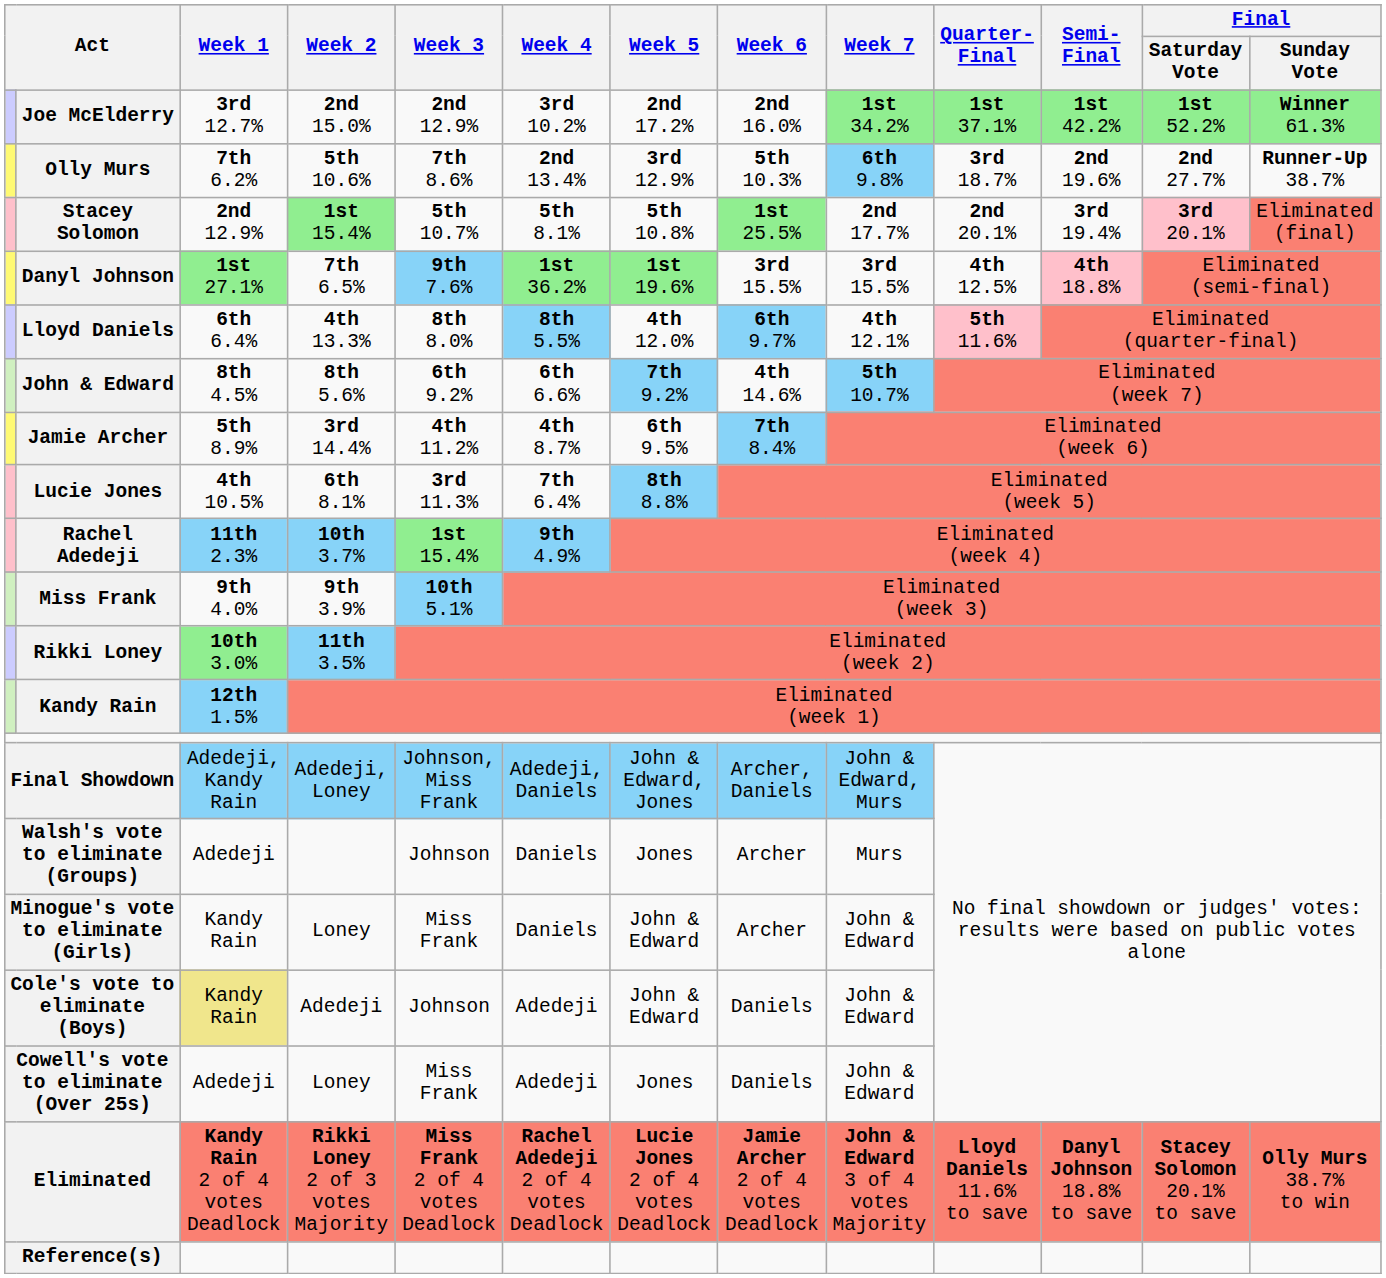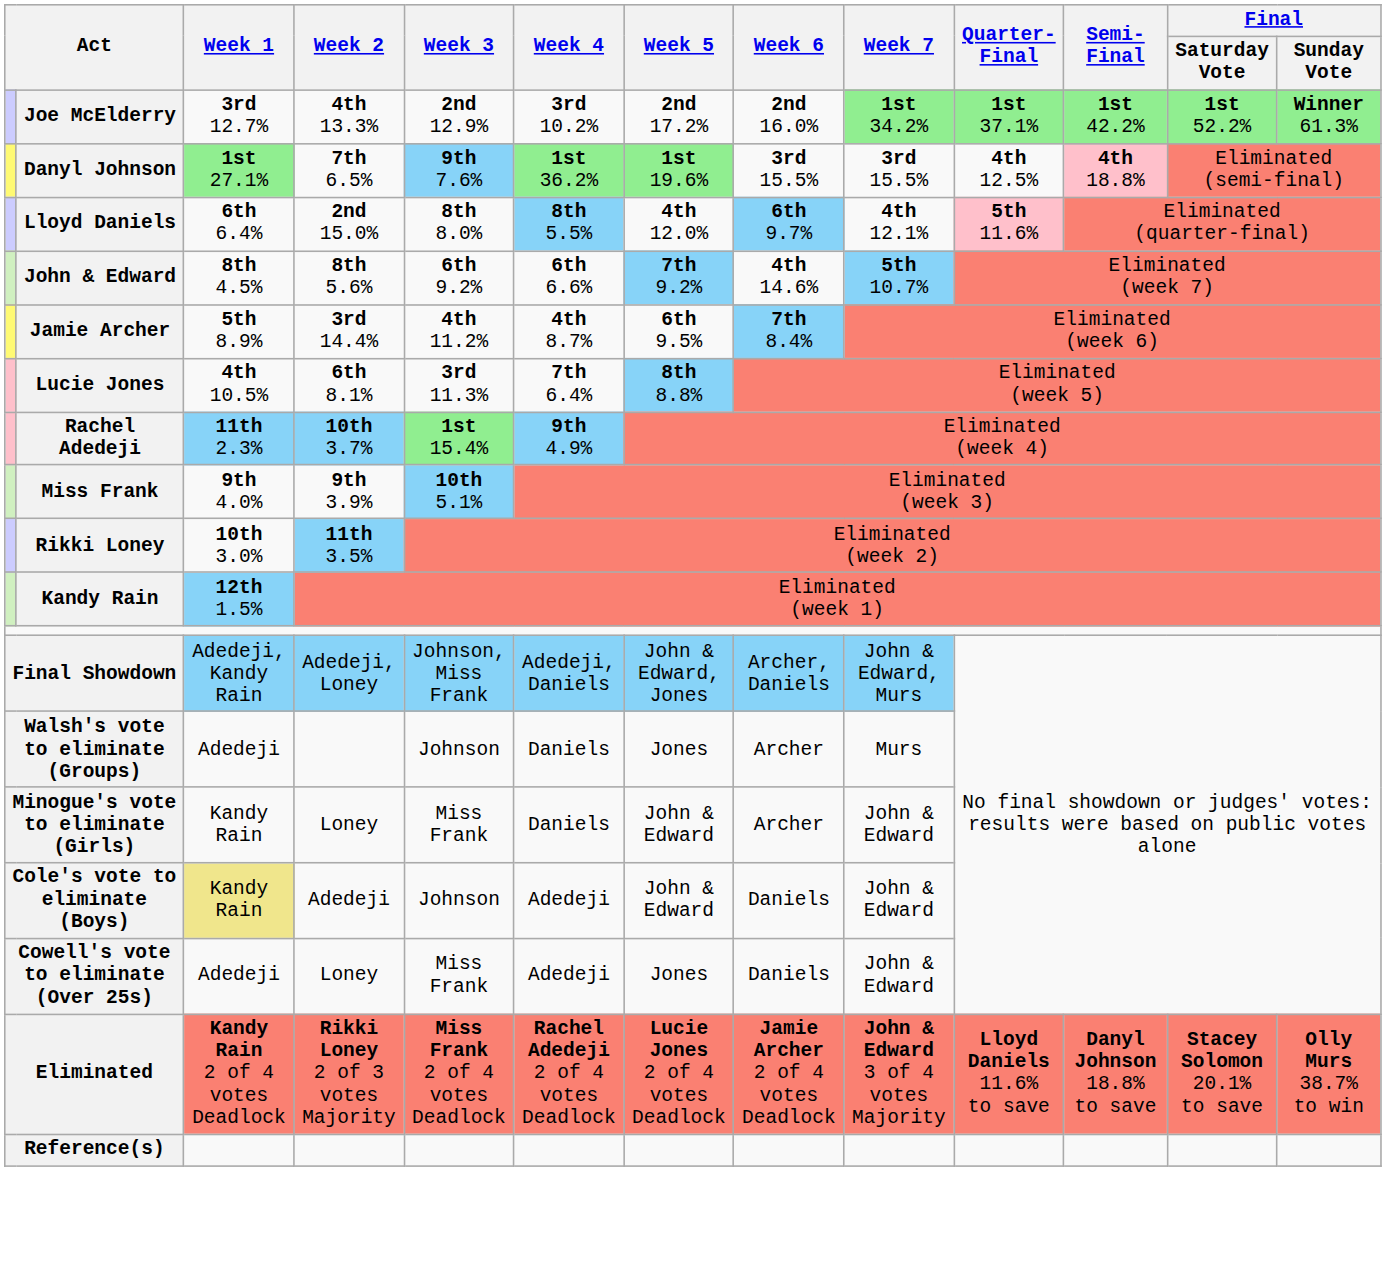(341, 117) 2nd 15.0% -> (349, 117) 4th 13.3%
- row: (98, 171)
- row: (98, 224)
(341, 332) 4th 13.3% -> (349, 224) 2nd 15.0%
(234, 653) lightgreen background -> (239, 546) no background
